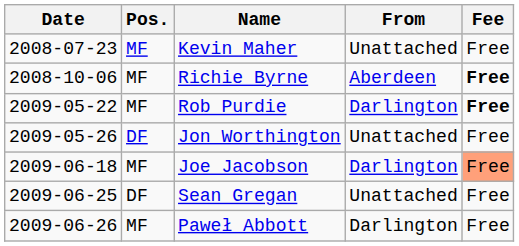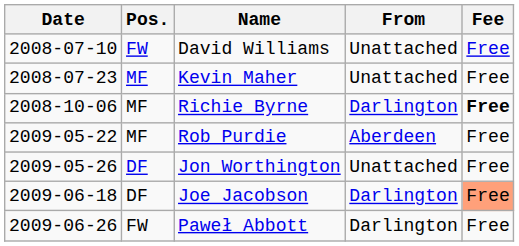+ row: (254, 49)
(393, 78) Aberdeen -> (404, 108) Darlington
(404, 108) Darlington -> (393, 137) Aberdeen
(488, 108) bold -> (488, 137) normal
(137, 167) MF -> (137, 196) DF
- row: (238, 196)
(137, 226) MF -> (137, 226) FW
